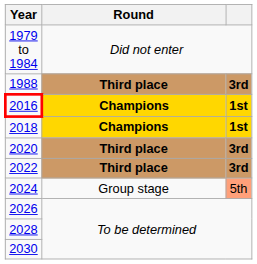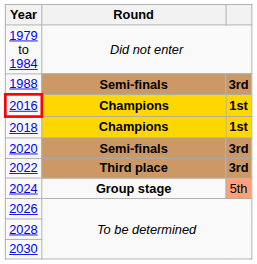(134, 84) Third place -> (134, 84) Semi-finals
(134, 148) Third place -> (134, 148) Semi-finals
(134, 189) normal -> (134, 189) bold
